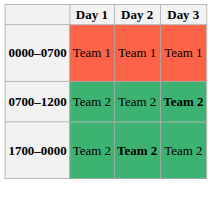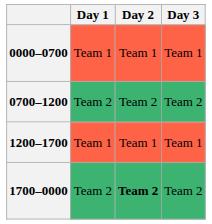(183, 102) bold -> (183, 102) normal
+ row: (39, 142)
